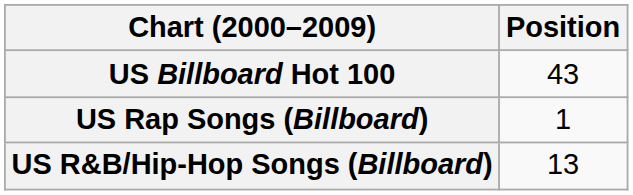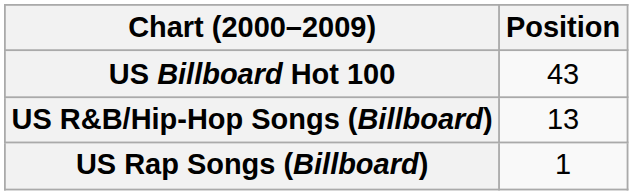rows swapped: (252, 165) <-> (252, 119)
